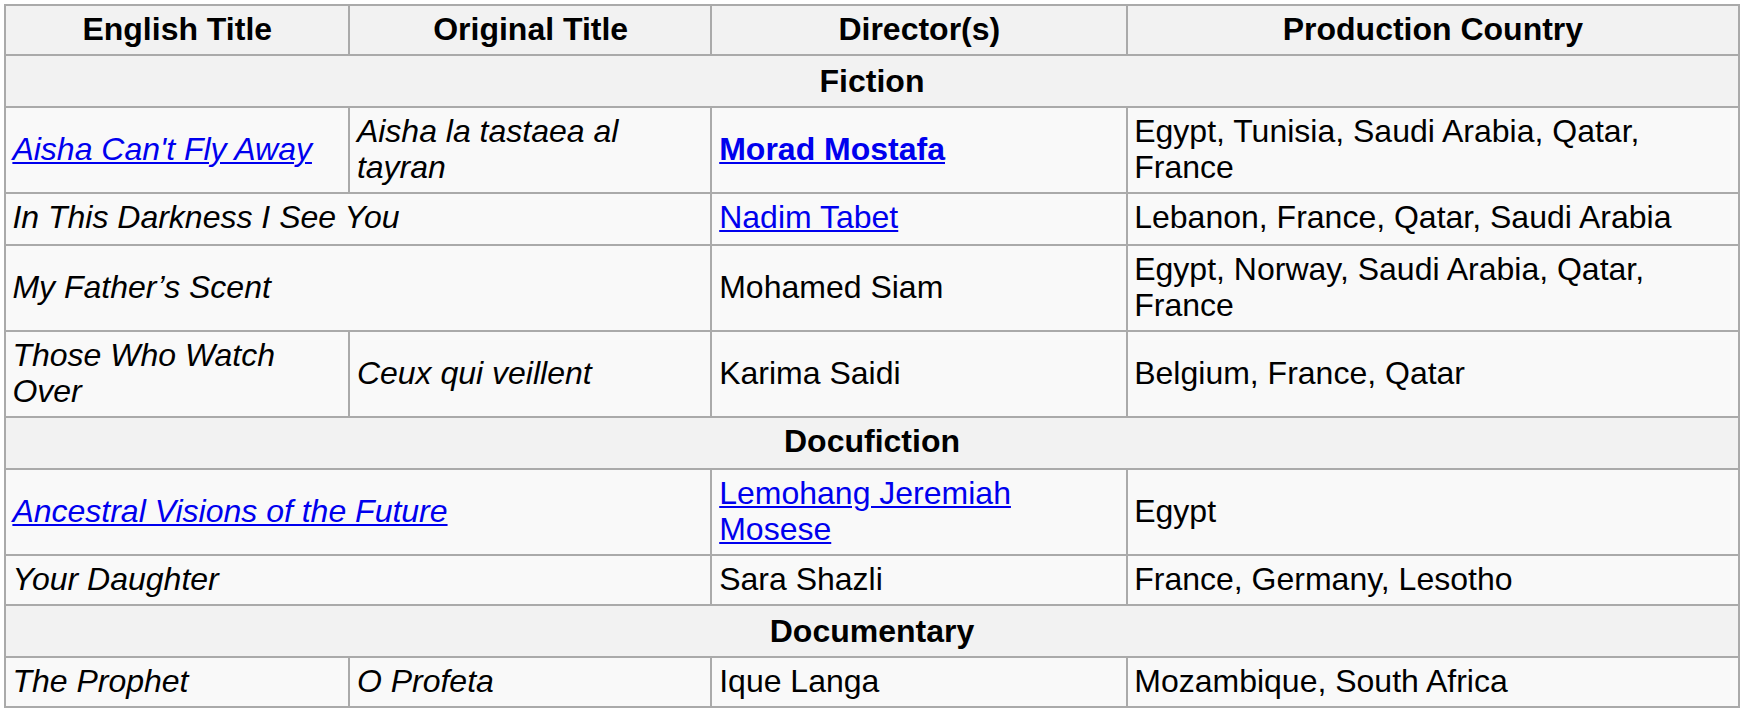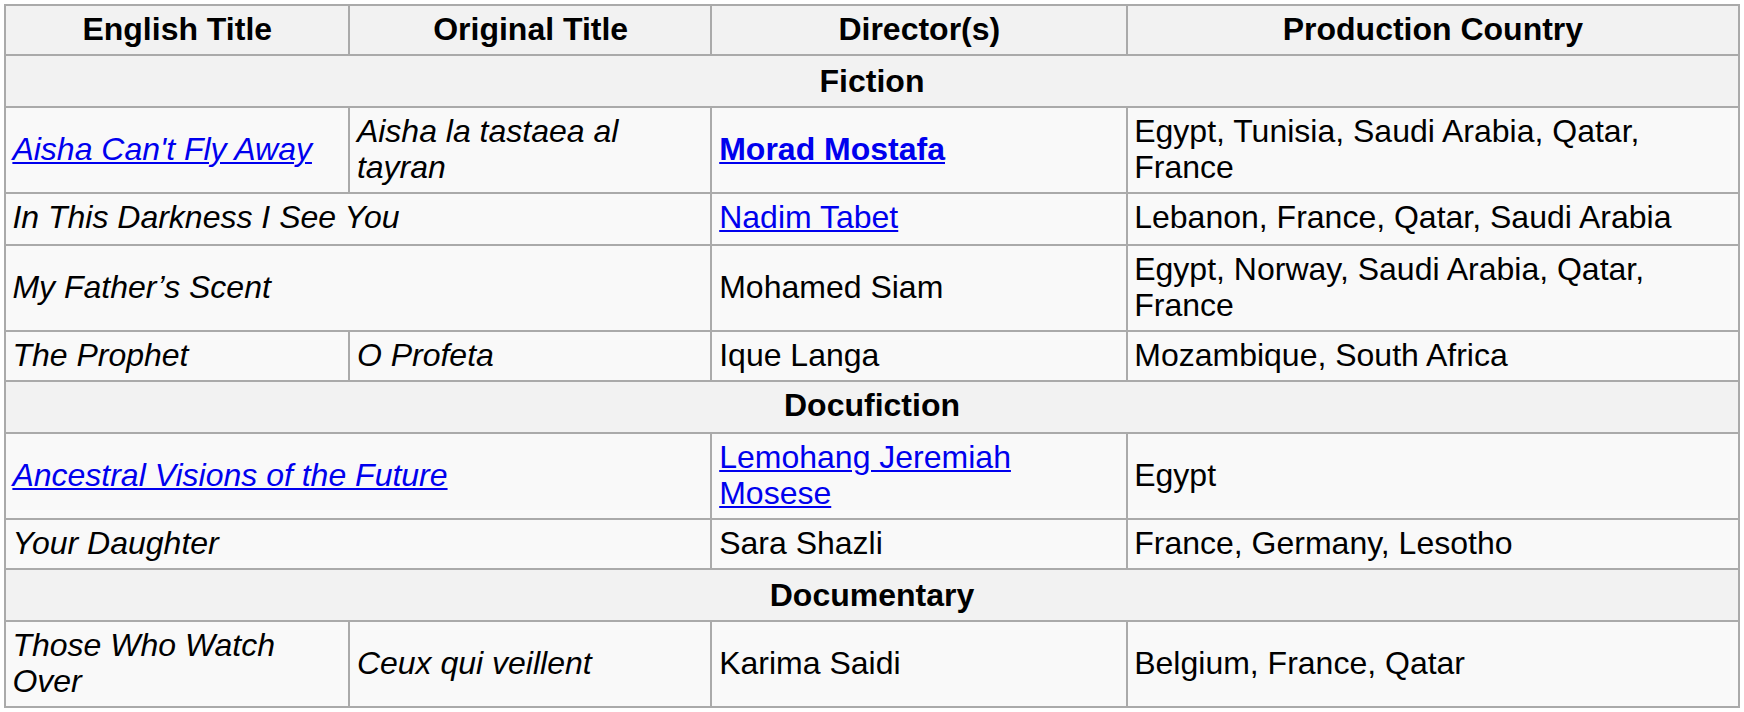rows swapped: (100, 681) <-> (144, 373)
